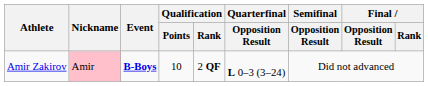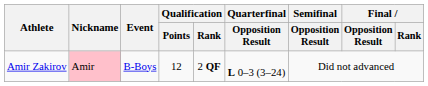(140, 66) bold -> (140, 66) normal
(176, 66) 10 -> (176, 66) 12
